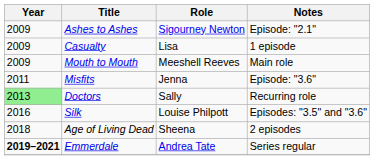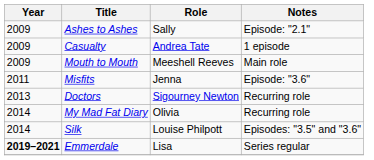(202, 29) Sigourney Newton -> (164, 29) Sally
(168, 46) Lisa -> (181, 46) Andrea Tate
(19, 96) lightgreen background -> (19, 96) no background
(170, 96) Sally -> (196, 96) Sigourney Newton
+ row: (106, 113)
(19, 113) 2016 -> (19, 130) 2014
- row: (109, 130)
(187, 146) Andrea Tate -> (162, 146) Lisa
